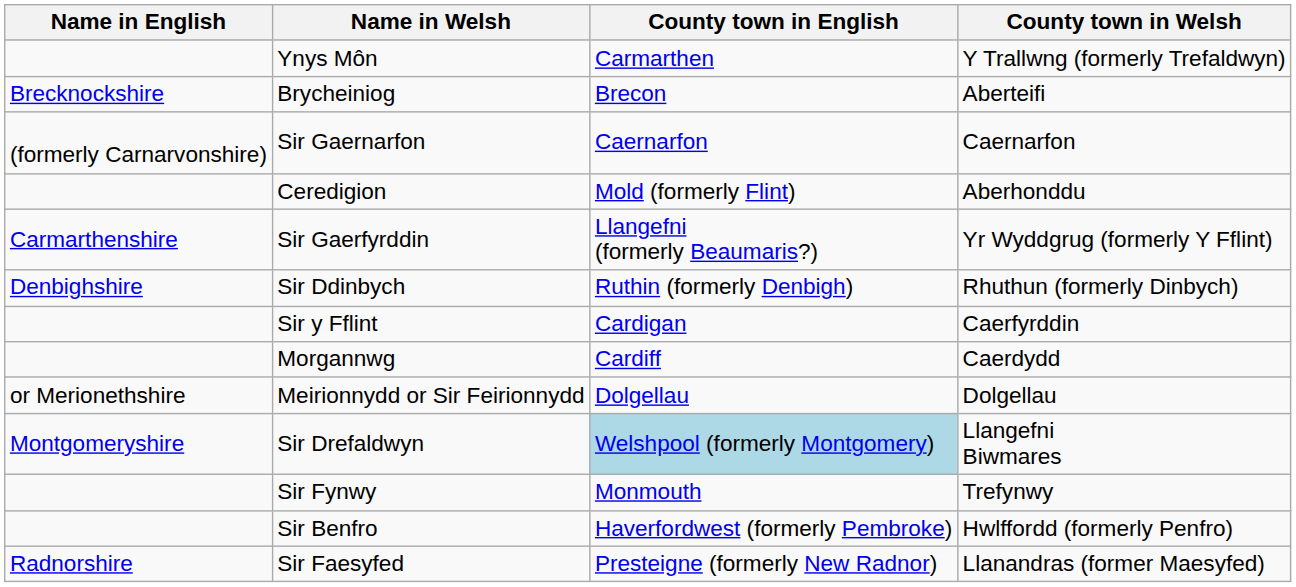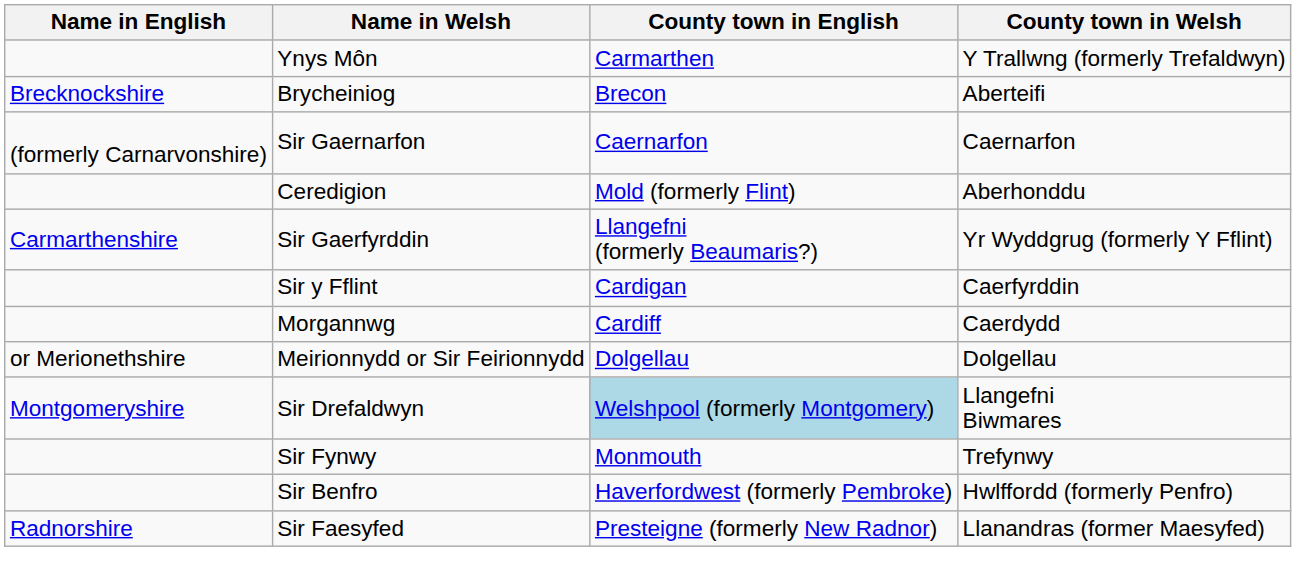- row: (341, 287)
